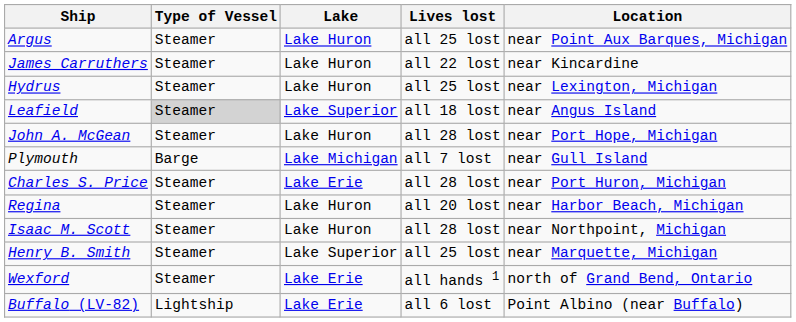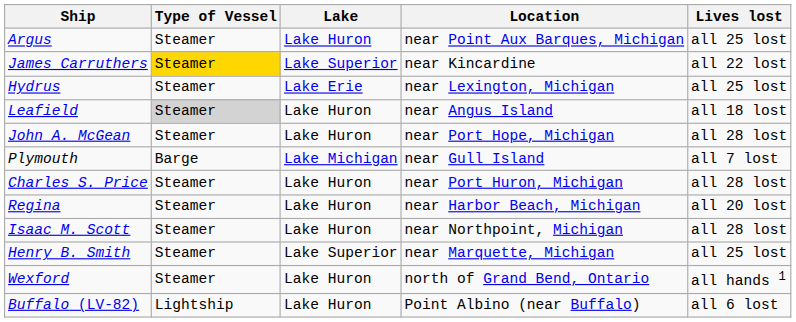columns swapped: (647, 16) <-> (453, 16)
(185, 64) no background -> (185, 64) gold background
(328, 64) Lake Huron -> (341, 64) Lake Superior
(328, 88) Lake Huron -> (323, 88) Lake Erie
(341, 111) Lake Superior -> (328, 111) Lake Huron
(323, 183) Lake Erie -> (328, 183) Lake Huron
(323, 279) Lake Erie -> (328, 279) Lake Huron
(323, 305) Lake Erie -> (328, 305) Lake Huron
